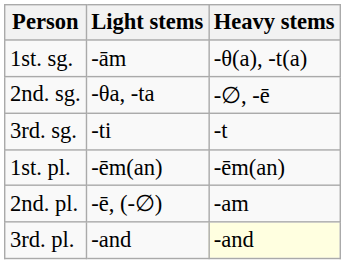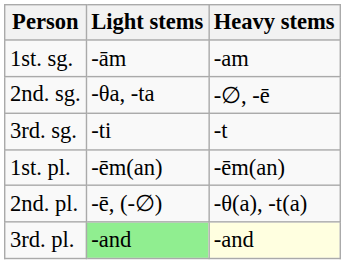(260, 58) -θ(a), -t(a) -> (231, 58) -am
(231, 203) -am -> (260, 203) -θ(a), -t(a)
(111, 239) no background -> (111, 239) lightgreen background
